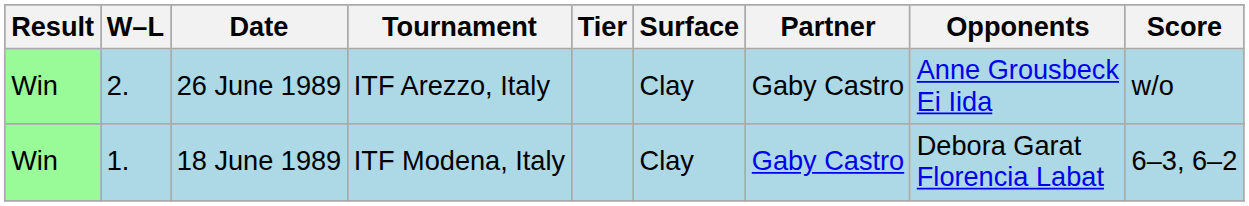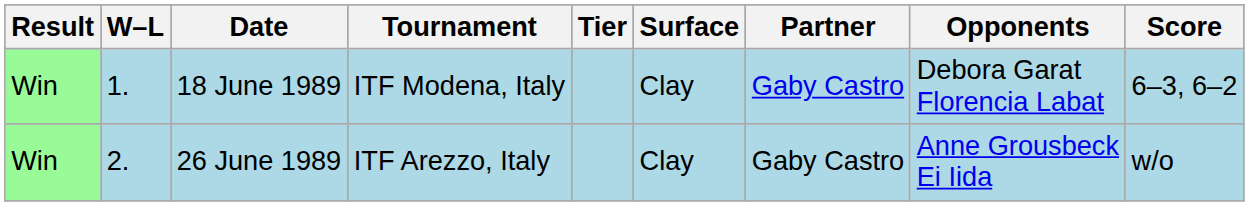rows swapped: (259, 161) <-> (259, 85)
